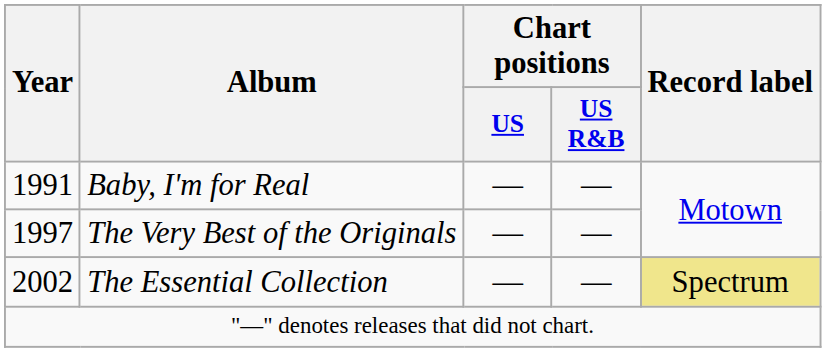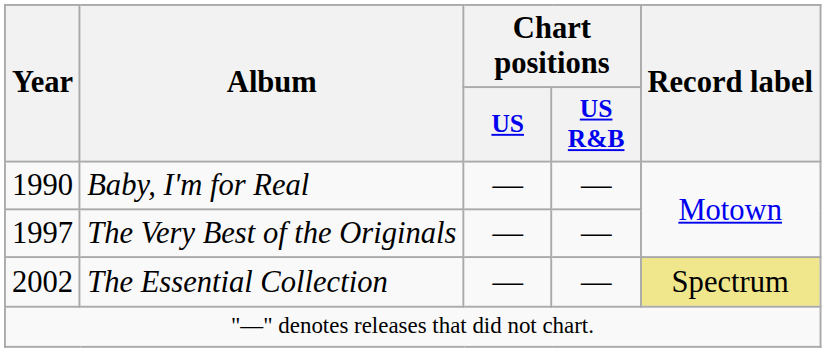(43, 184) 1991 -> (43, 184) 1990
